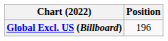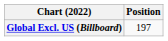(143, 28) 196 -> (143, 28) 197
